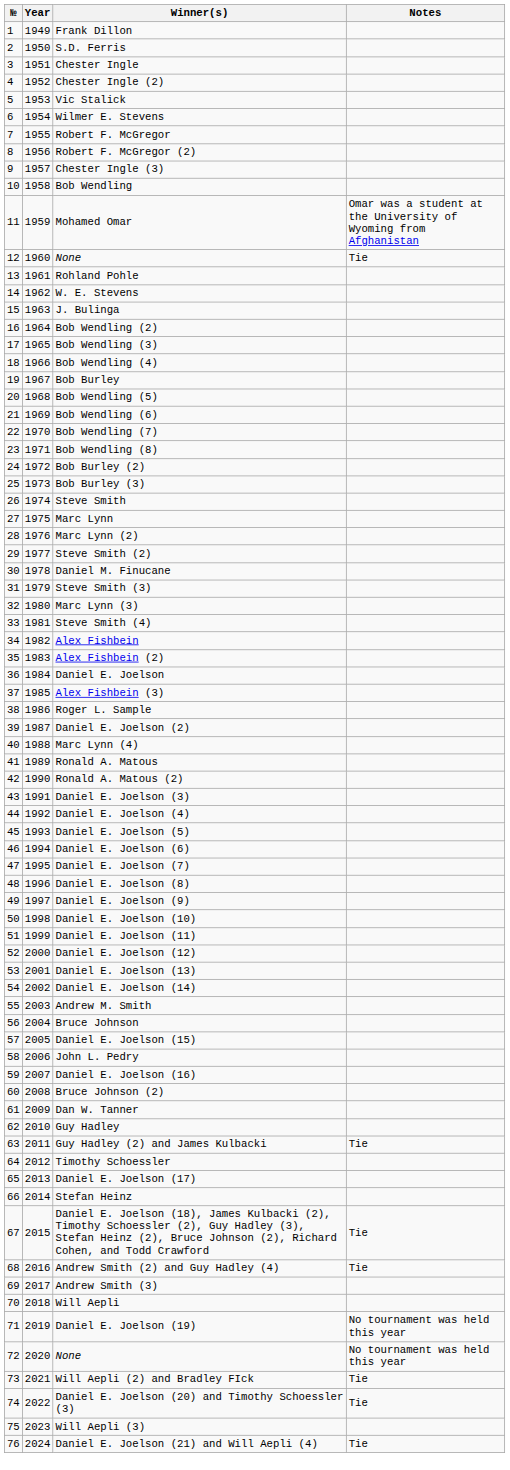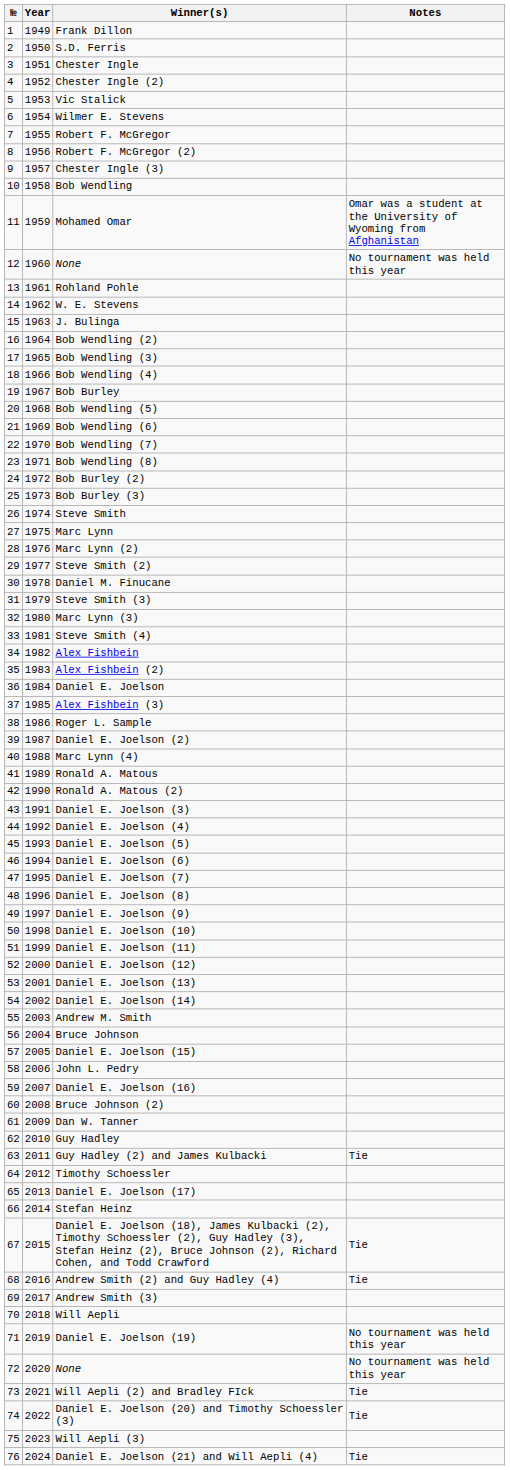(358, 258) Tie -> (419, 265) No tournament was held this year
